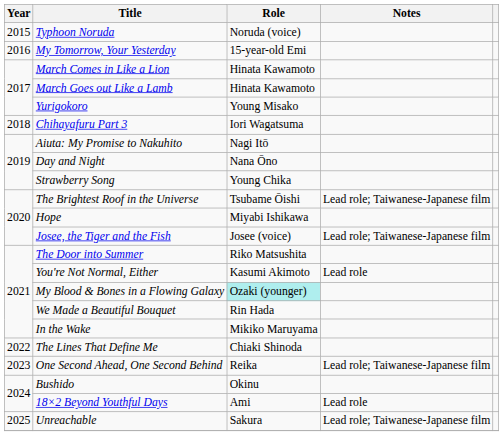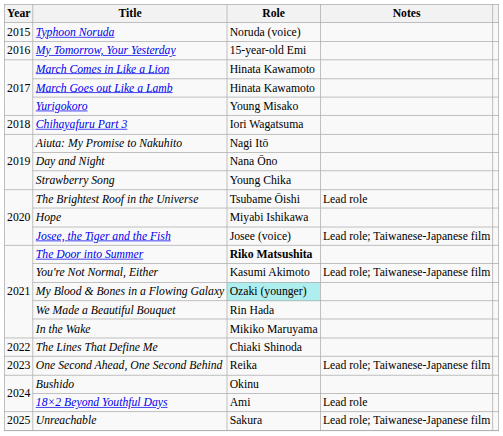(407, 198) Lead role; Taiwanese-Japanese film -> (345, 198) Lead role
(268, 254) normal -> (271, 254) bold
(345, 273) Lead role -> (407, 273) Lead role; Taiwanese-Japanese film
